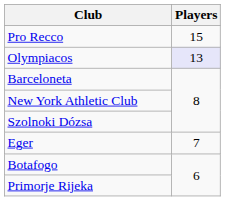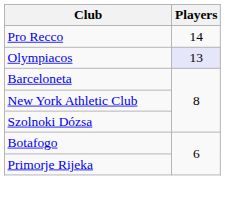(196, 36) 15 -> (196, 36) 14
- row: (20, 143)
